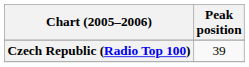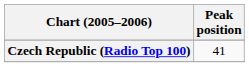(219, 51) 39 -> (219, 51) 41
